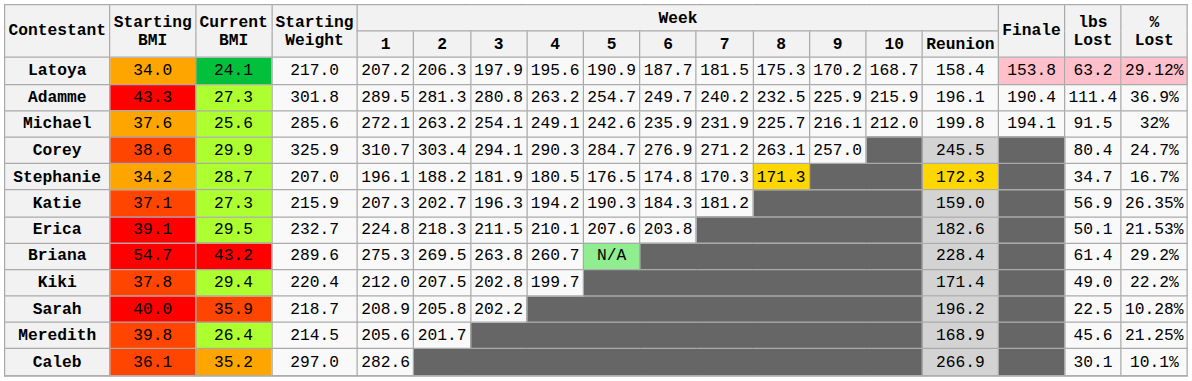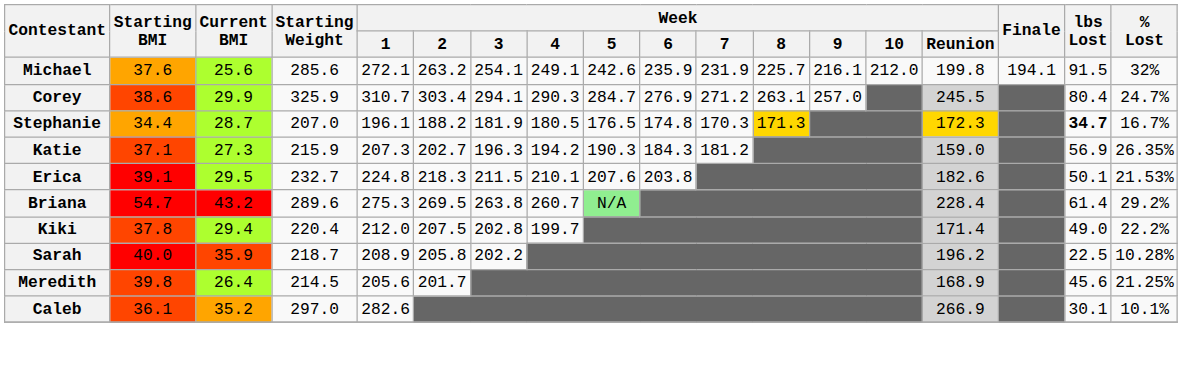- row: (57, 71)
- row: (57, 97)
(153, 177) 34.2 -> (153, 124) 34.4
(1093, 177) normal -> (1088, 124) bold
